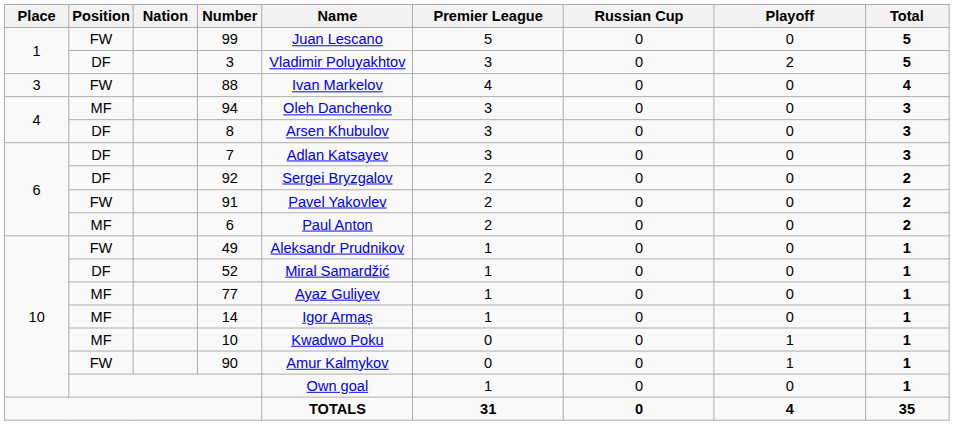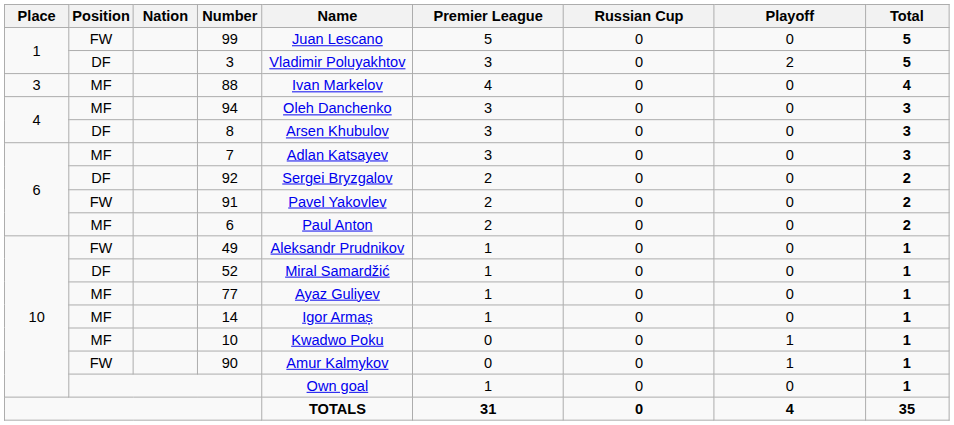(101, 86) FW -> (101, 86) MF
(101, 155) DF -> (101, 155) MF
